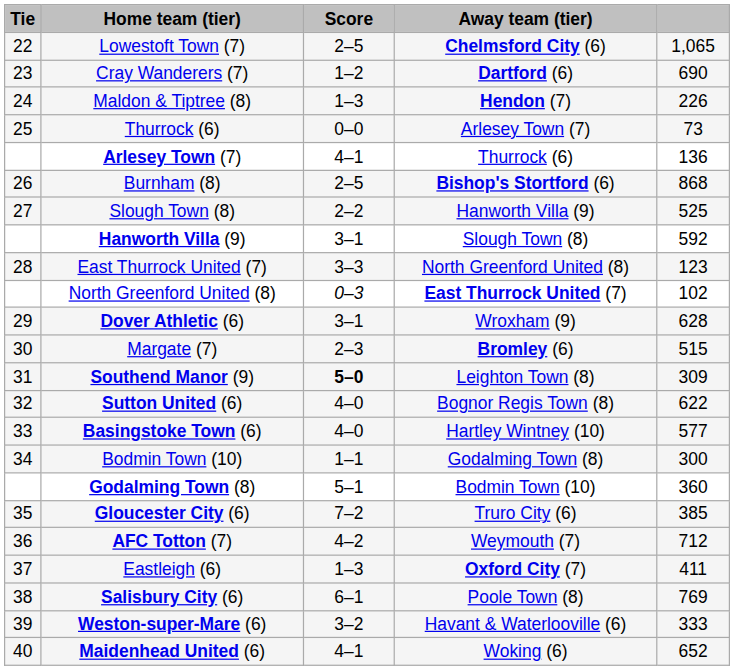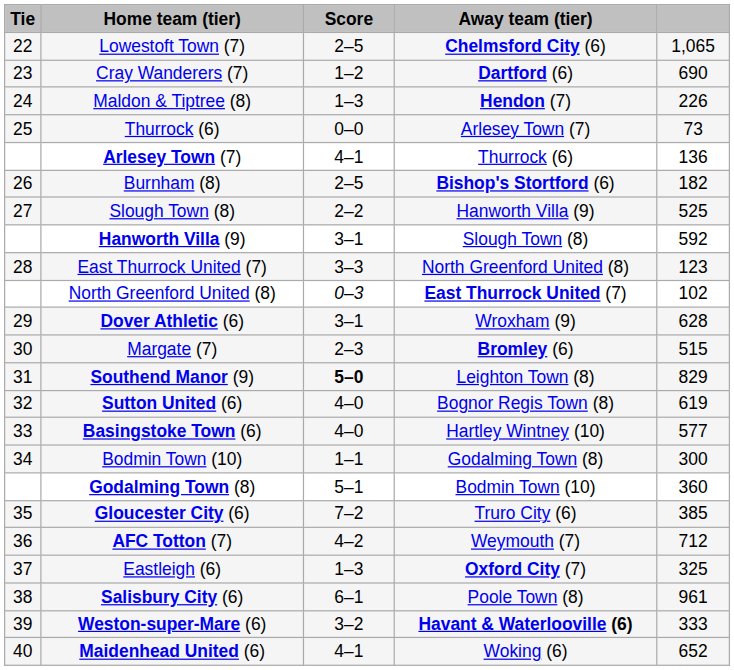(693, 184) 868 -> (693, 184) 182
(693, 377) 309 -> (693, 377) 829
(693, 404) 622 -> (693, 404) 619
(693, 569) 411 -> (693, 569) 325
(693, 597) 769 -> (693, 597) 961
(526, 624) normal -> (526, 624) bold
